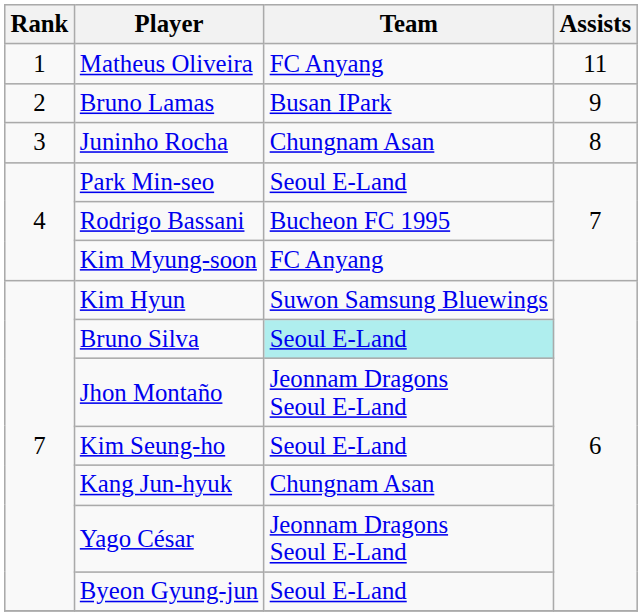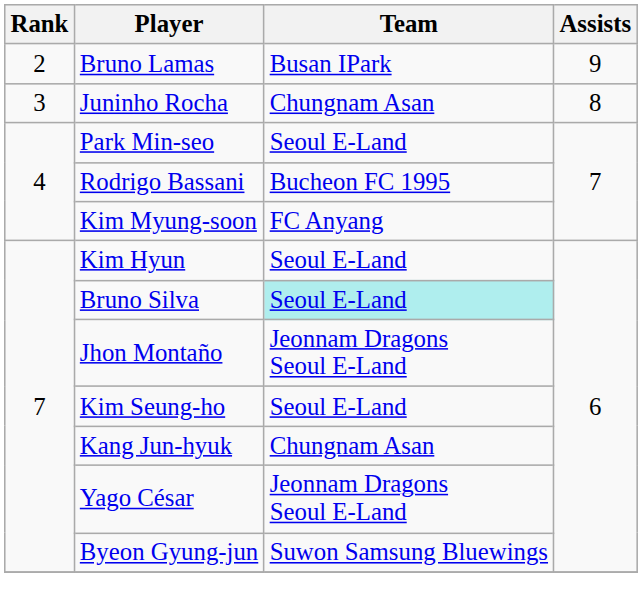- row: (166, 63)
(409, 299) Suwon Samsung Bluewings -> (338, 260) Seoul E-Land
(338, 591) Seoul E-Land -> (409, 551) Suwon Samsung Bluewings
